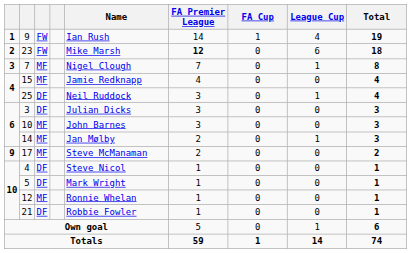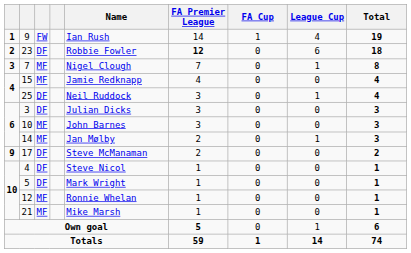(42, 51) FW -> (42, 51) DF
(93, 51) Mike Marsh -> (101, 51) Robbie Fowler
(42, 154) MF -> (42, 154) DF
(42, 212) DF -> (42, 212) MF
(101, 212) Robbie Fowler -> (93, 212) Mike Marsh
(198, 227) normal -> (198, 227) bold
